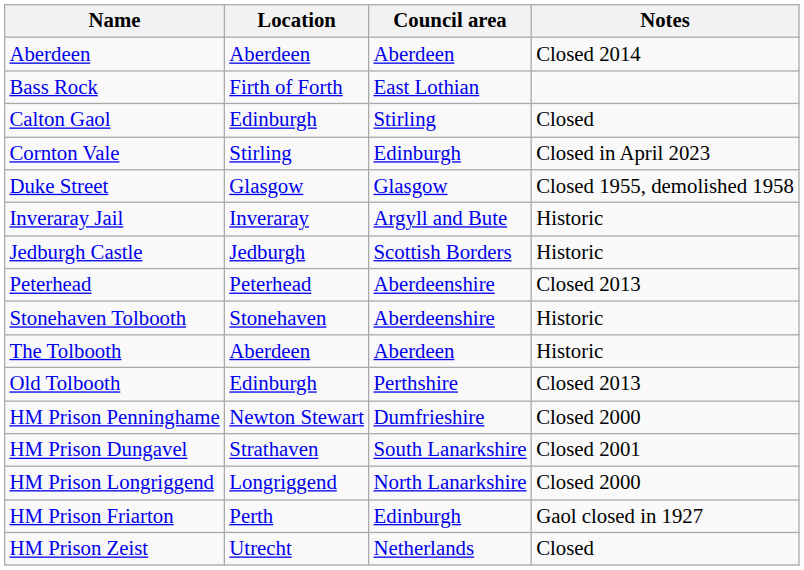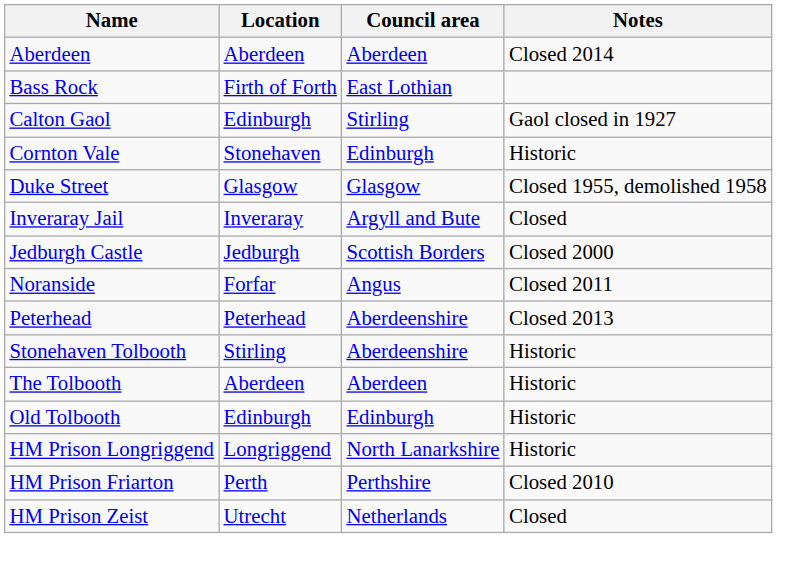(565, 119) Closed -> (593, 119) Gaol closed in 1927
(261, 152) Stirling -> (272, 152) Stonehaven
(623, 152) Closed in April 2023 -> (543, 152) Historic
(570, 218) Historic -> (538, 218) Closed
(570, 251) Historic -> (561, 251) Closed 2000
+ row: (52, 284)
(278, 317) Stonehaven -> (255, 350) Stirling
(416, 383) Perthshire -> (390, 416) Edinburgh
(588, 383) Closed 2013 -> (543, 416) Historic
- row: (115, 416)
- row: (98, 449)
(588, 482) Closed 2000 -> (543, 449) Historic
(417, 515) Edinburgh -> (389, 482) Perthshire
(620, 515) Gaol closed in 1927 -> (561, 482) Closed 2010
